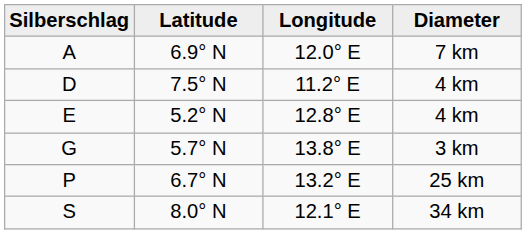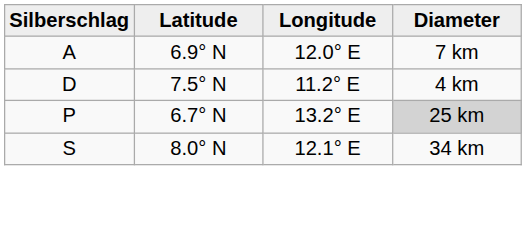- row: (69, 116)
- row: (69, 148)
(457, 180) no background -> (457, 116) lightgrey background
